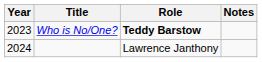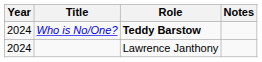(19, 30) 2023 -> (19, 30) 2024
